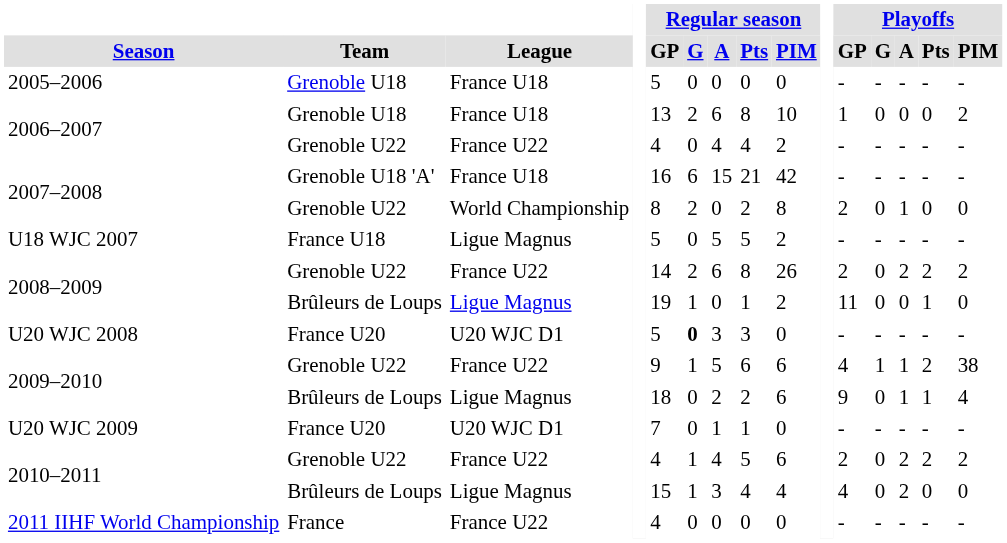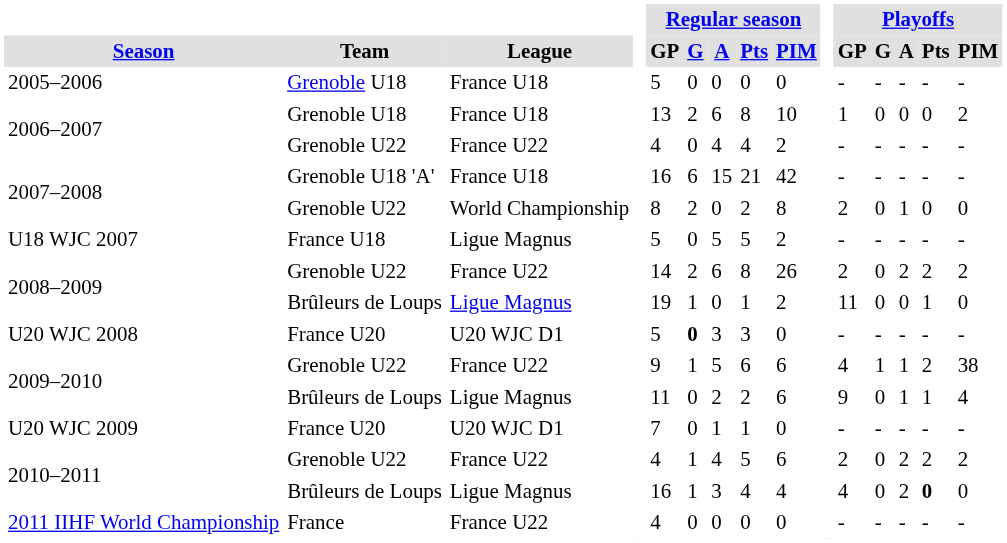(661, 396) 18 -> (660, 396) 11
(661, 491) 15 -> (661, 491) 16
(927, 491) normal -> (927, 491) bold
